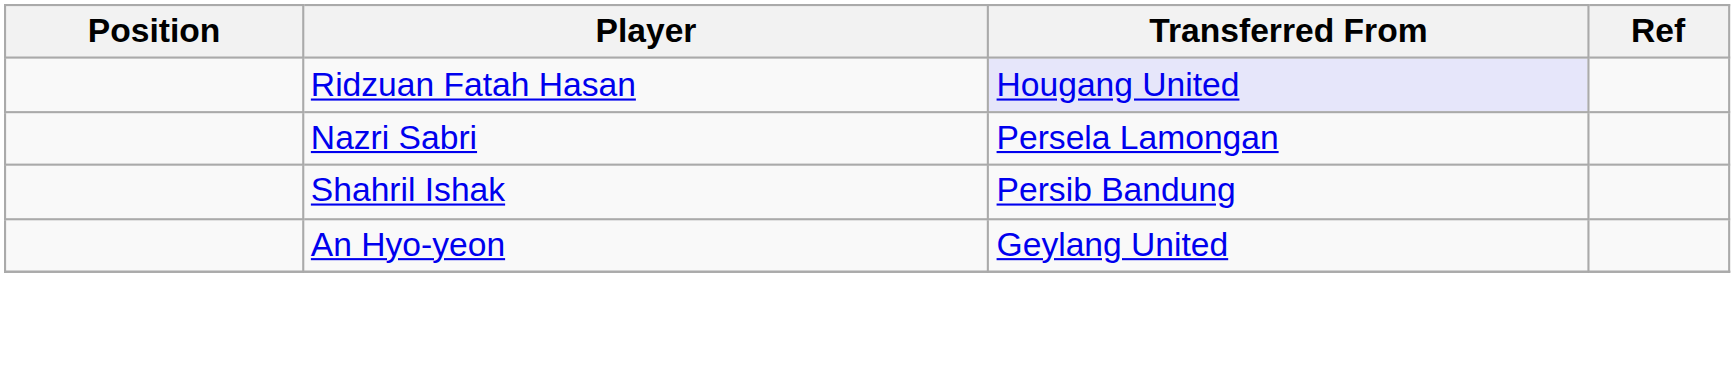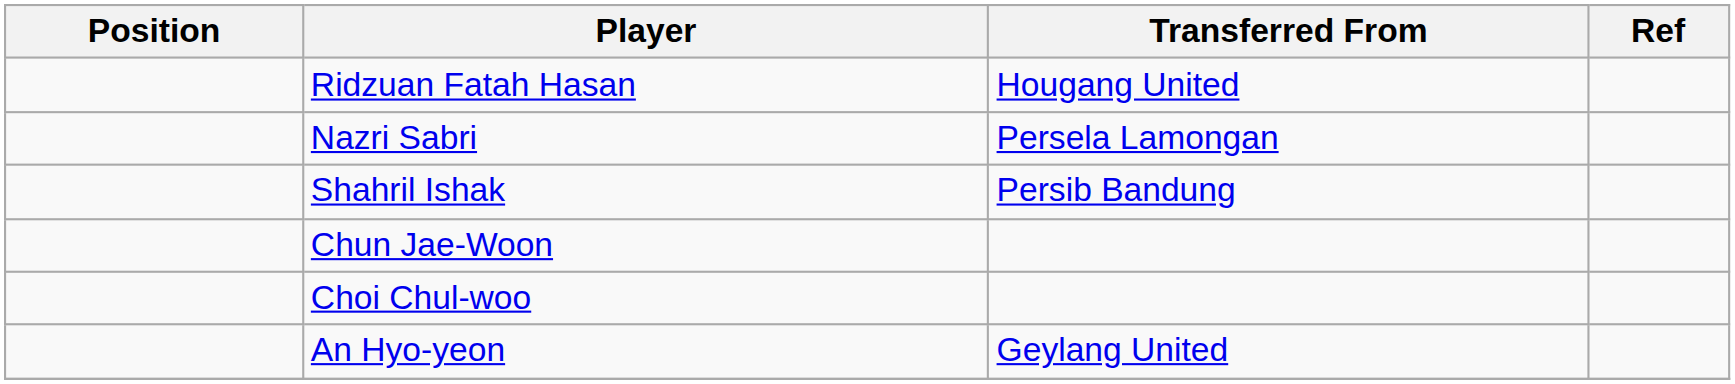(1118, 84) lavender background -> (1118, 84) no background
+ row: (432, 244)
+ row: (421, 297)
